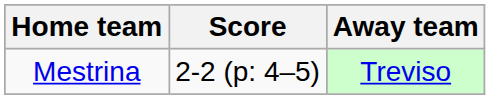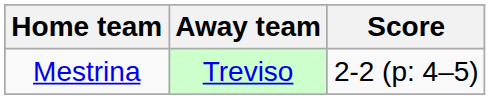columns swapped: (248, 26) <-> (406, 26)
